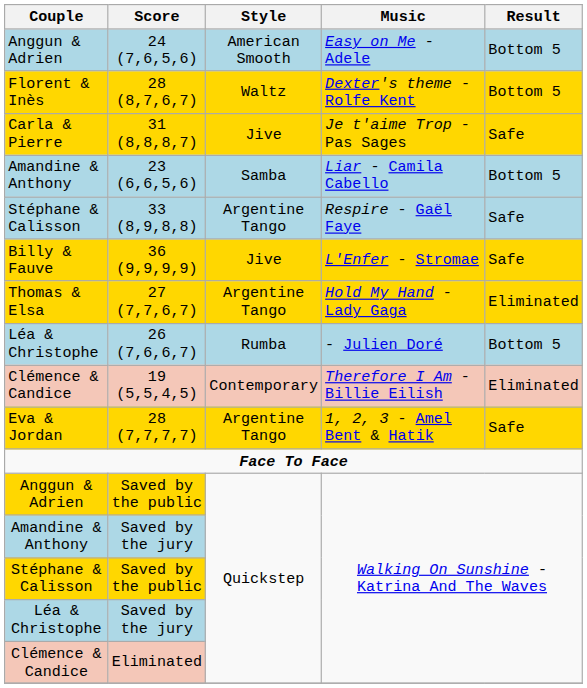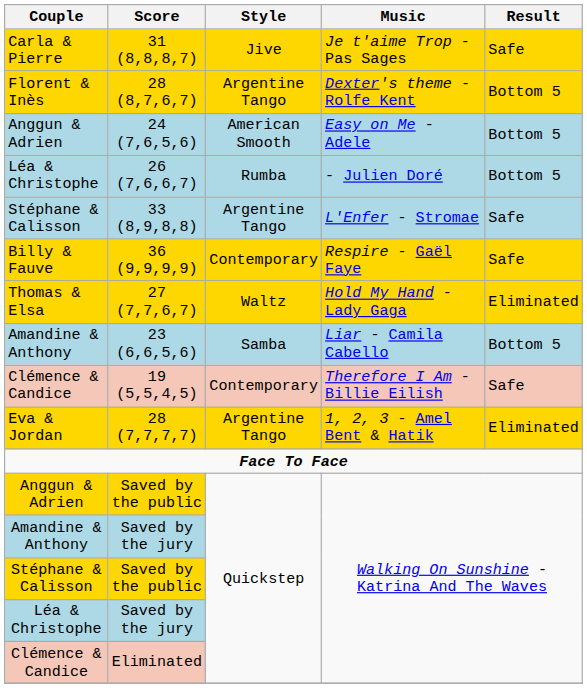rows swapped: (44, 50) <-> (40, 134)
(264, 92) Waltz -> (264, 92) Argentine Tango
rows swapped: (53, 176) <-> (53, 344)
(388, 218) Respire - Gaël Faye -> (402, 218) L'Enfer - Stromae
(264, 260) Jive -> (264, 260) Contemporary
(402, 260) L'Enfer - Stromae -> (388, 260) Respire - Gaël Faye
(264, 302) Argentine Tango -> (264, 302) Waltz
(534, 386) Eliminated -> (506, 386) Safe
(506, 428) Safe -> (534, 428) Eliminated
